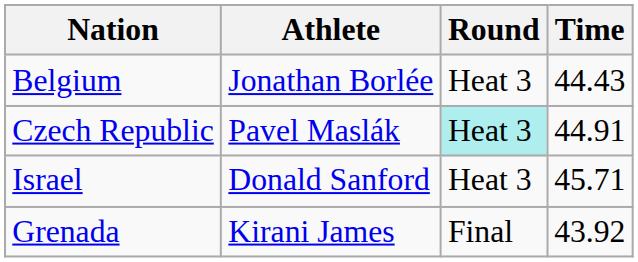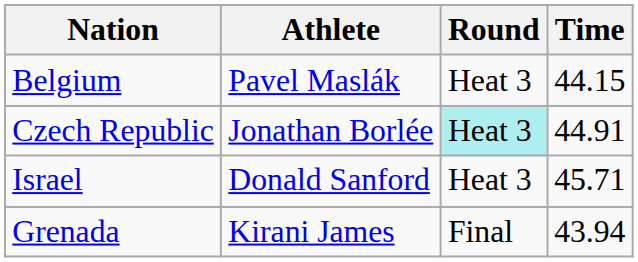(331, 79) Jonathan Borlée -> (314, 79) Pavel Maslák
(590, 79) 44.43 -> (590, 79) 44.15
(314, 130) Pavel Maslák -> (331, 130) Jonathan Borlée
(590, 230) 43.92 -> (590, 230) 43.94
